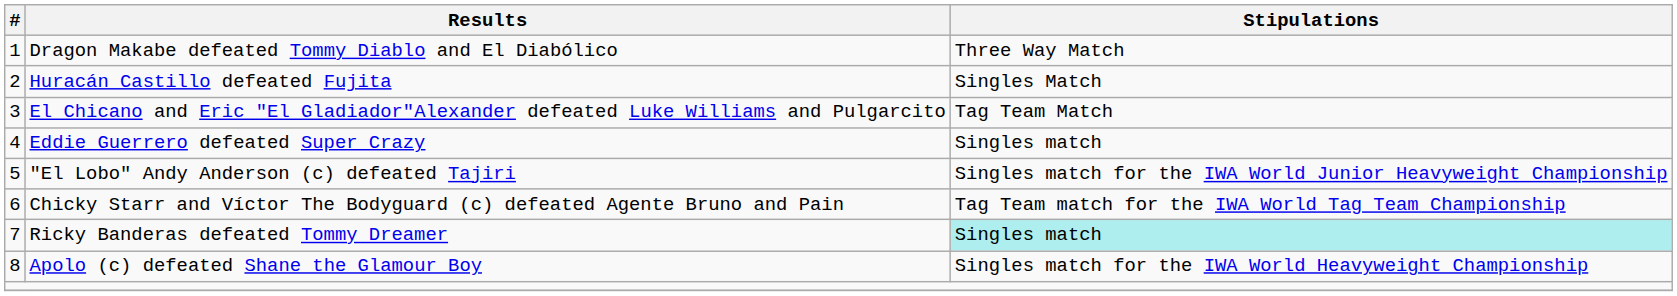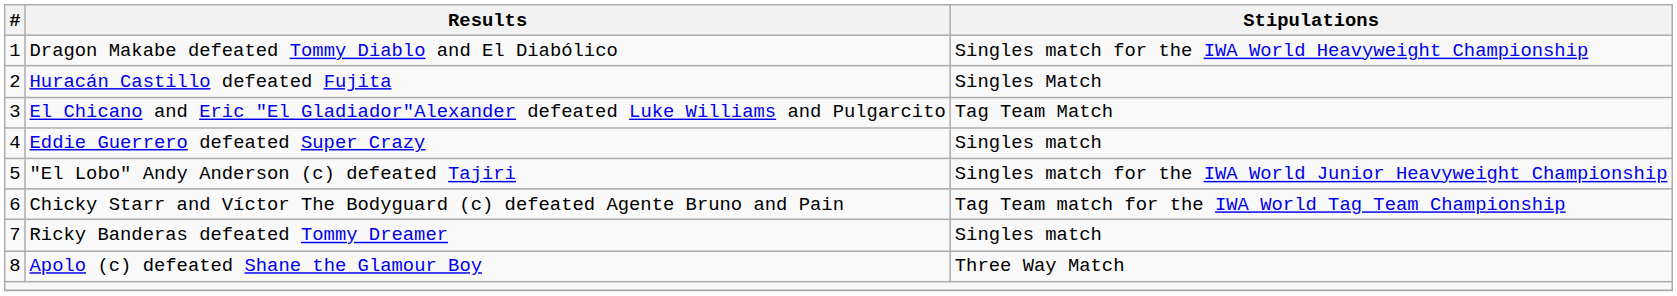(1040, 51) Three Way Match -> (1272, 51) Singles match for the IWA World Heavyweight Championship
(1028, 235) paleturquoise background -> (1028, 235) no background
(1272, 266) Singles match for the IWA World Heavyweight Championship -> (1040, 266) Three Way Match
